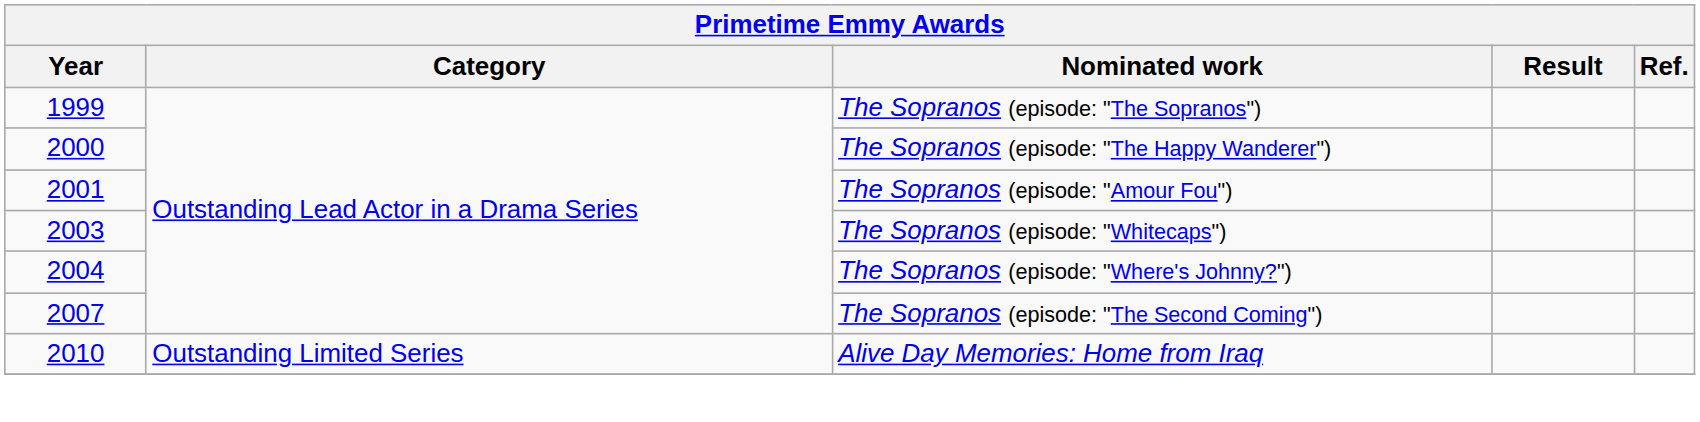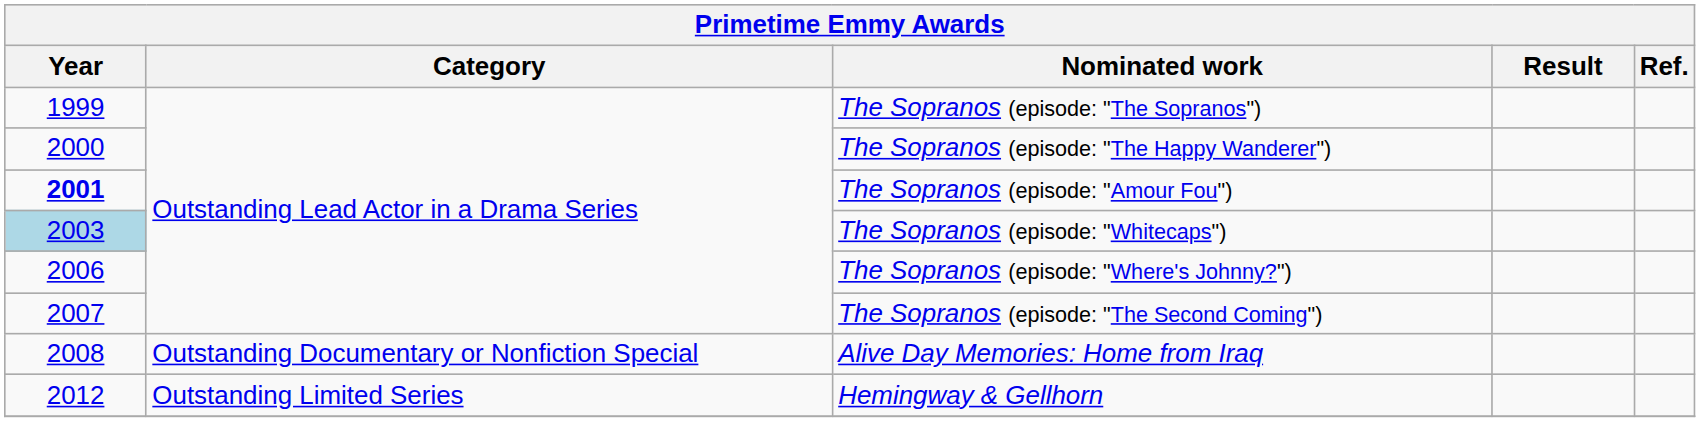(76, 189) normal -> (76, 189) bold
(76, 230) no background -> (76, 230) lightblue background
(76, 271) 2004 -> (76, 271) 2006
(76, 353) 2010 -> (76, 353) 2008
(308, 353) Outstanding Limited Series -> (425, 353) Outstanding Documentary or Nonfiction Special
+ row: (971, 395)
